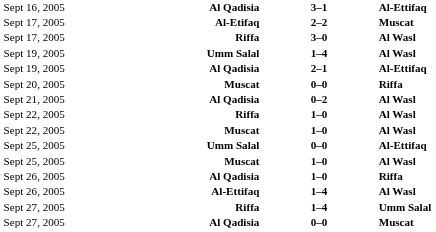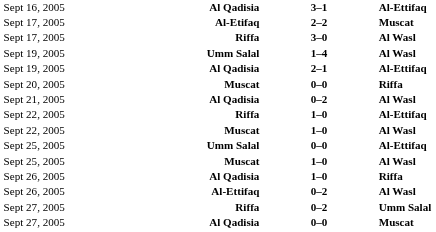(397, 115) Al Wasl -> (403, 115) Al-Ettifaq
(319, 192) 1–4 -> (319, 192) 0–2
(319, 207) 1–4 -> (319, 207) 0–2
